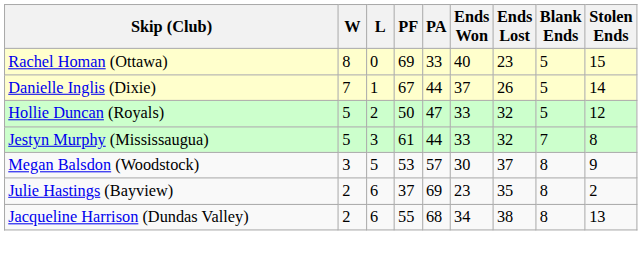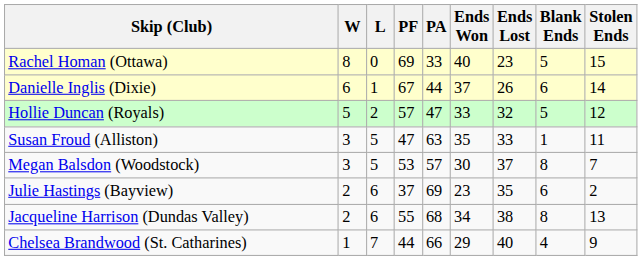(346, 87) 7 -> (346, 87) 6
(544, 87) 5 -> (544, 87) 6
(406, 113) 50 -> (406, 113) 57
- row: (108, 139)
+ row: (83, 139)
(593, 165) 9 -> (593, 165) 7
(544, 191) 8 -> (544, 191) 6
+ row: (127, 242)
